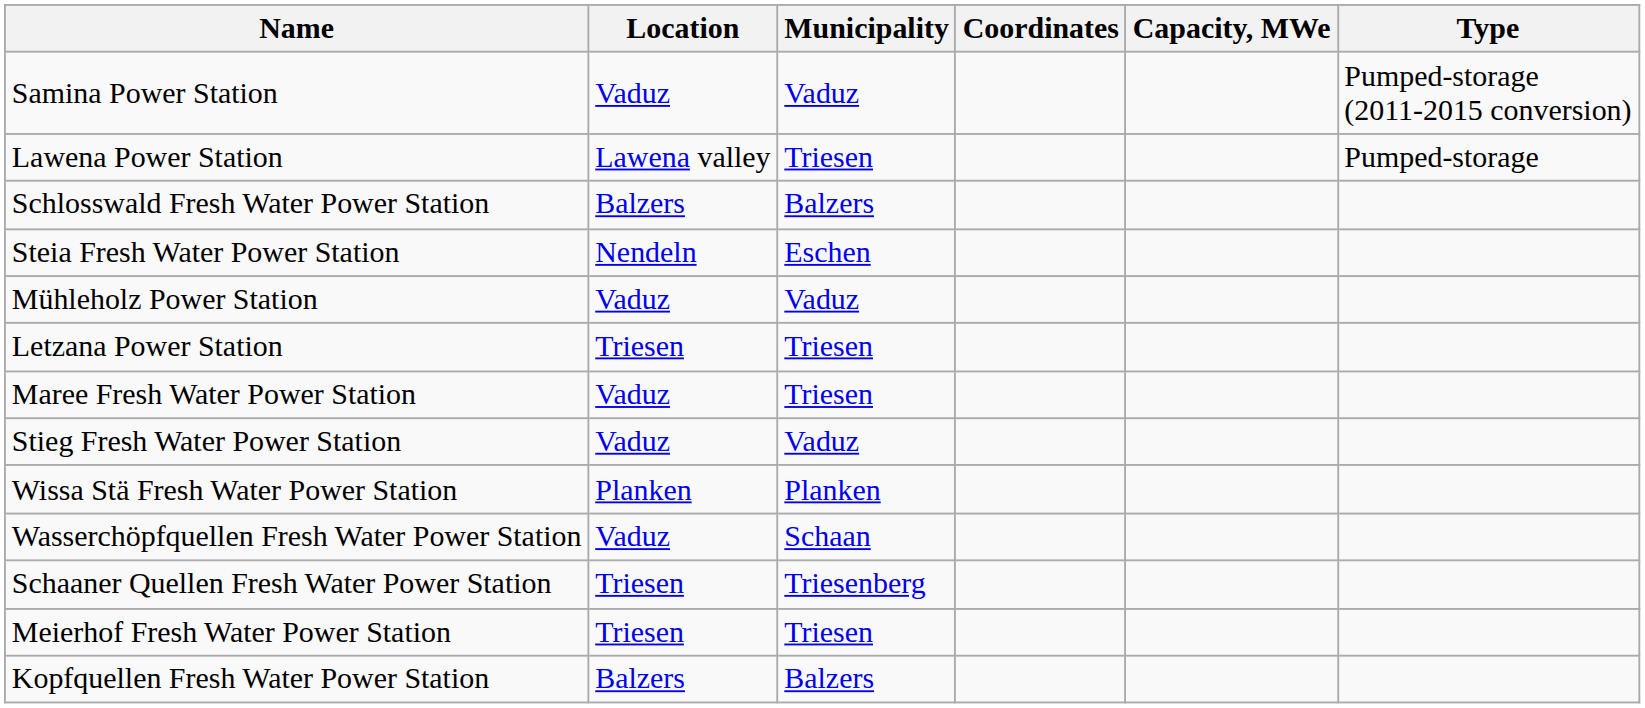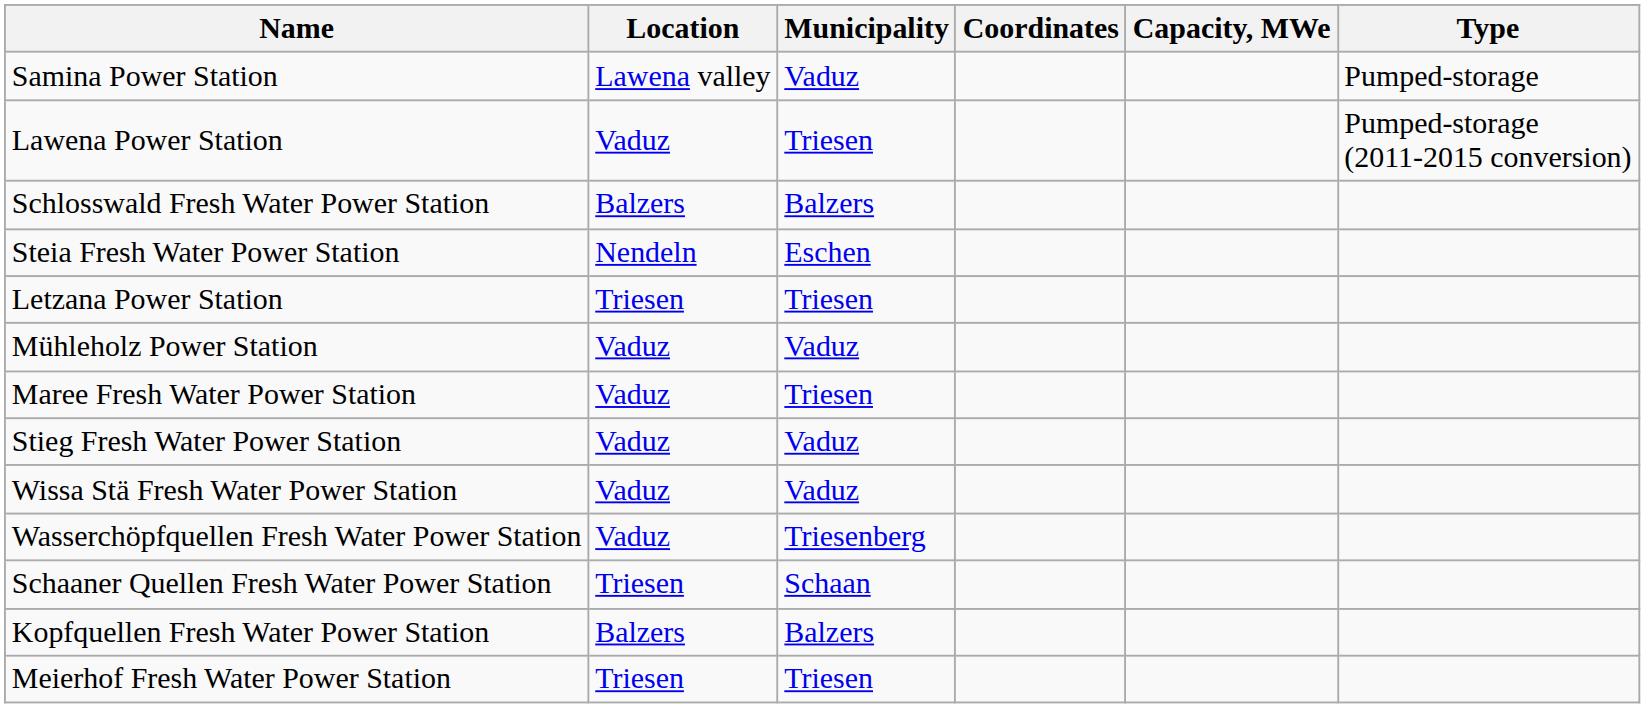(633, 92) Vaduz -> (683, 75) Lawena valley
(1488, 92) Pumped-storage (2011-2015 conversion) -> (1442, 75) Pumped-storage
(683, 156) Lawena valley -> (633, 139) Vaduz
(1442, 156) Pumped-storage -> (1488, 139) Pumped-storage (2011-2015 conversion)
rows swapped: (147, 346) <-> (165, 299)
(643, 488) Planken -> (633, 488) Vaduz
(833, 488) Planken -> (822, 488) Vaduz
(828, 536) Schaan -> (855, 536) Triesenberg
(855, 583) Triesenberg -> (828, 583) Schaan
rows swapped: (231, 631) <-> (251, 678)
